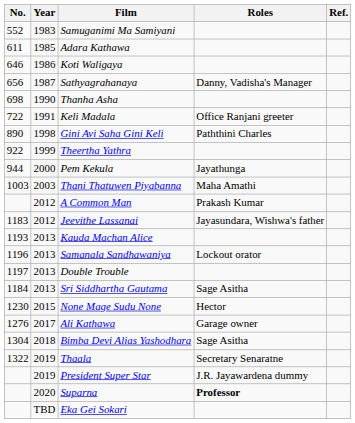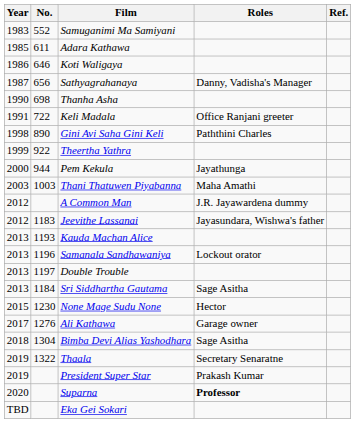columns swapped: (44, 13) <-> (18, 13)
(230, 202) Prakash Kumar -> (252, 202) J.R. Jayawardena dummy
(252, 375) J.R. Jayawardena dummy -> (230, 375) Prakash Kumar
